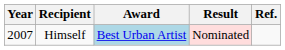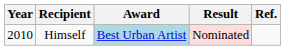(20, 34) 2007 -> (20, 34) 2010
